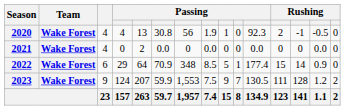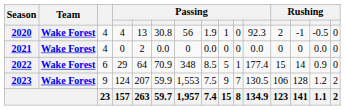(280, 81) 111 -> (280, 81) 106
